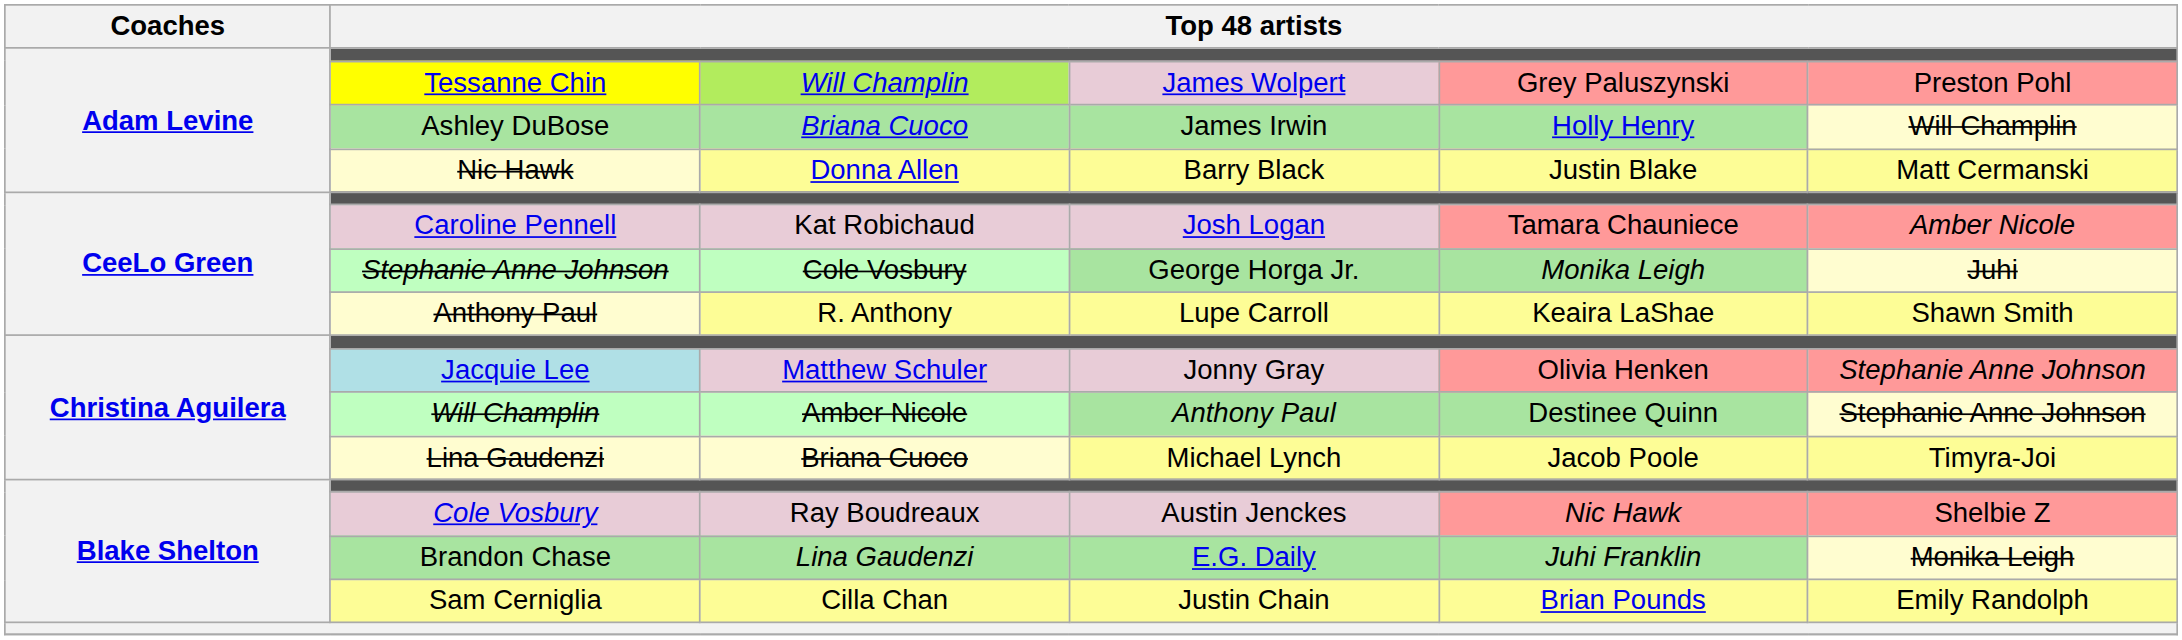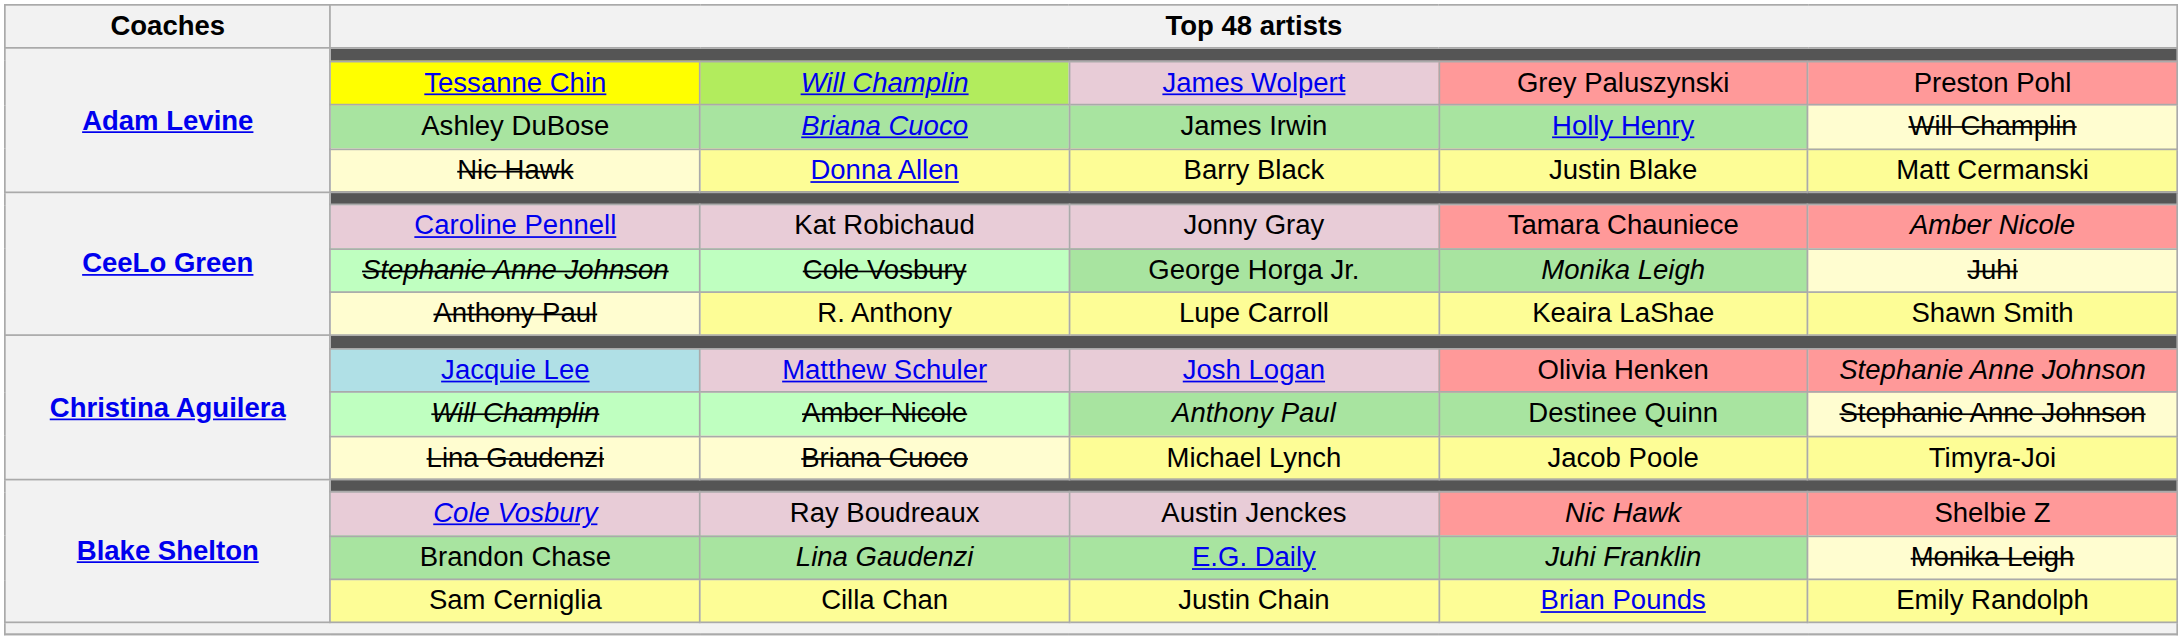(1254, 226) Josh Logan -> (1254, 226) Jonny Gray
(1254, 369) Jonny Gray -> (1254, 369) Josh Logan
